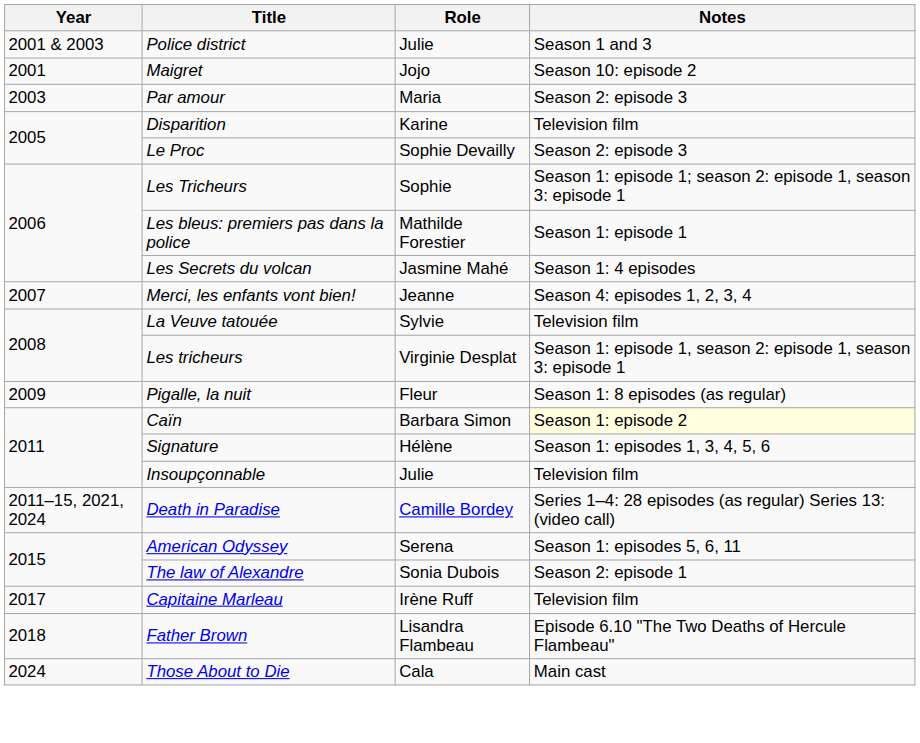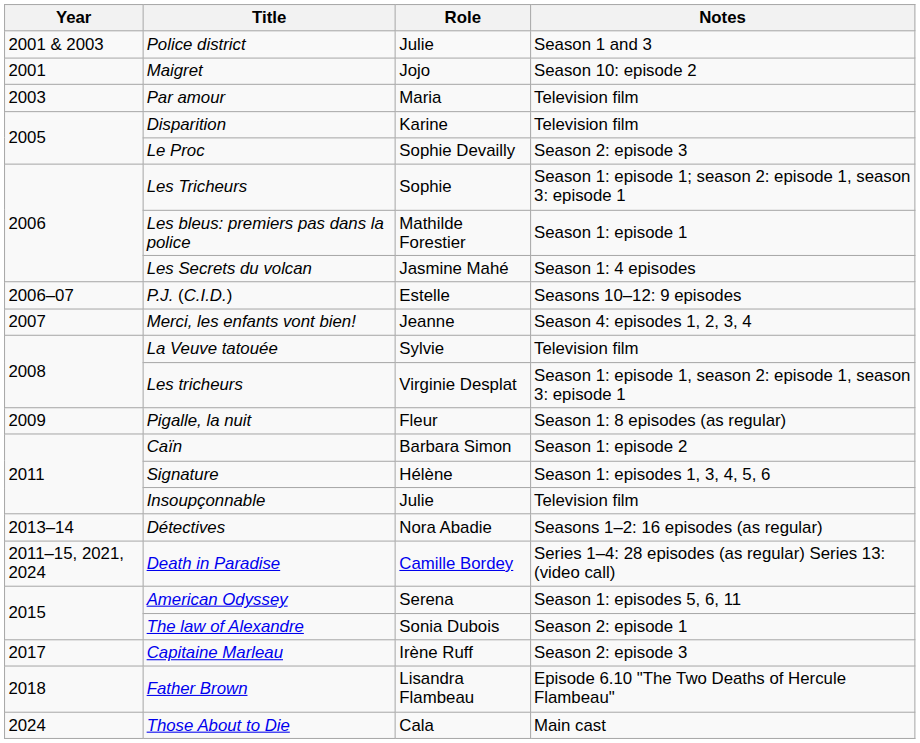(610, 97) Season 2: episode 3 -> (586, 97) Television film
+ row: (189, 295)
(610, 420) lightyellow background -> (611, 447) no background
+ row: (186, 527)
(586, 599) Television film -> (611, 652) Season 2: episode 3
